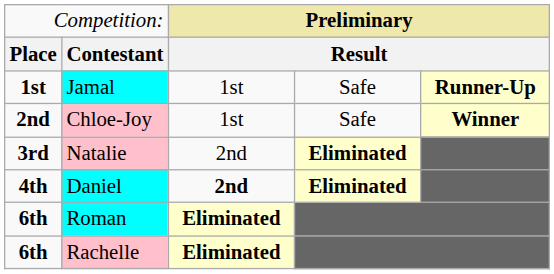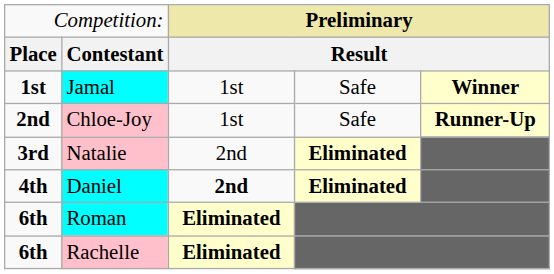(485, 86) Runner-Up -> (485, 86) Winner
(485, 119) Winner -> (485, 119) Runner-Up
